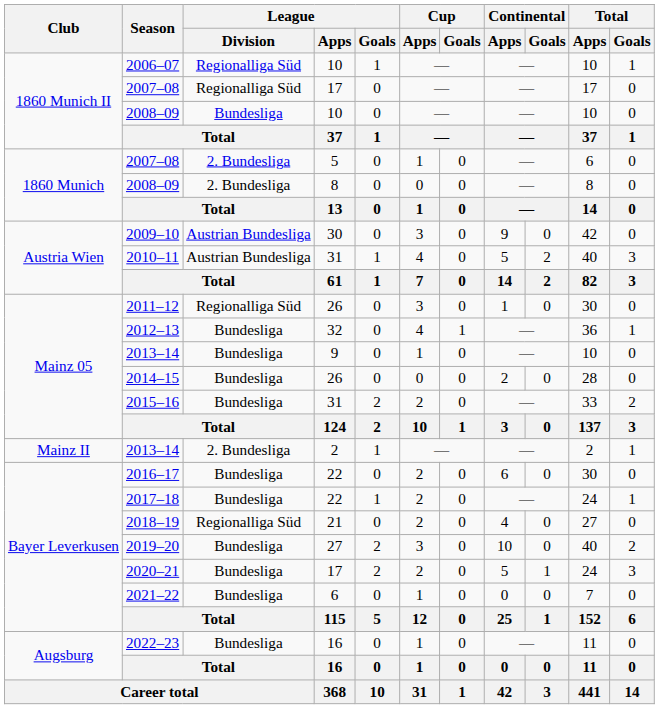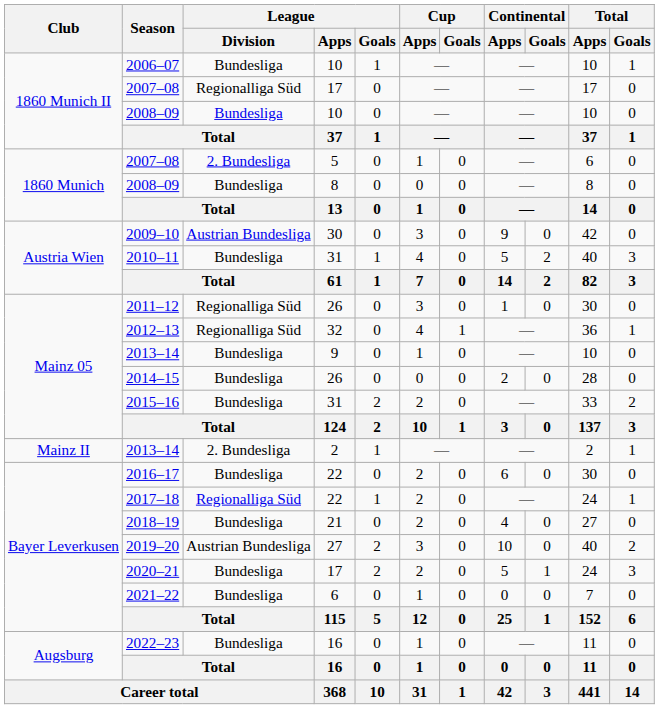(248, 64) Regionalliga Süd -> (248, 64) Bundesliga
(248, 185) 2. Bundesliga -> (248, 185) Bundesliga
(248, 257) Austrian Bundesliga -> (248, 257) Bundesliga
(248, 329) Bundesliga -> (248, 329) Regionalliga Süd
(248, 498) Bundesliga -> (248, 498) Regionalliga Süd
(248, 522) Regionalliga Süd -> (248, 522) Bundesliga
(248, 546) Bundesliga -> (248, 546) Austrian Bundesliga
